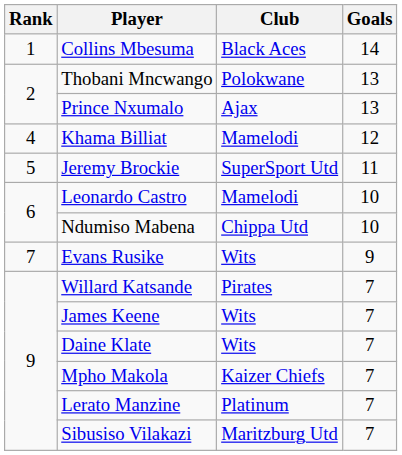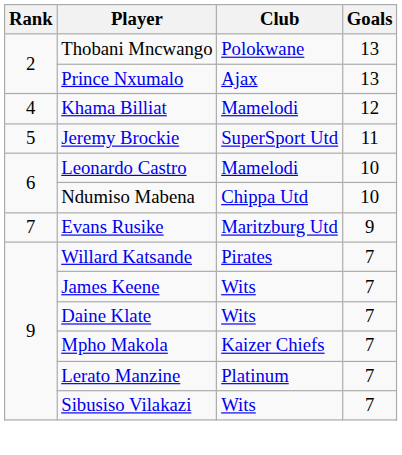- row: (128, 49)
(238, 256) Wits -> (279, 227) Maritzburg Utd
(279, 434) Maritzburg Utd -> (238, 405) Wits
